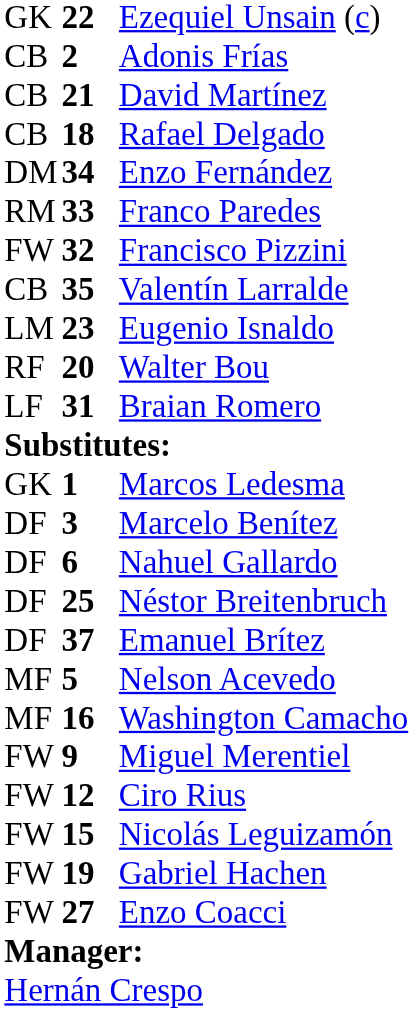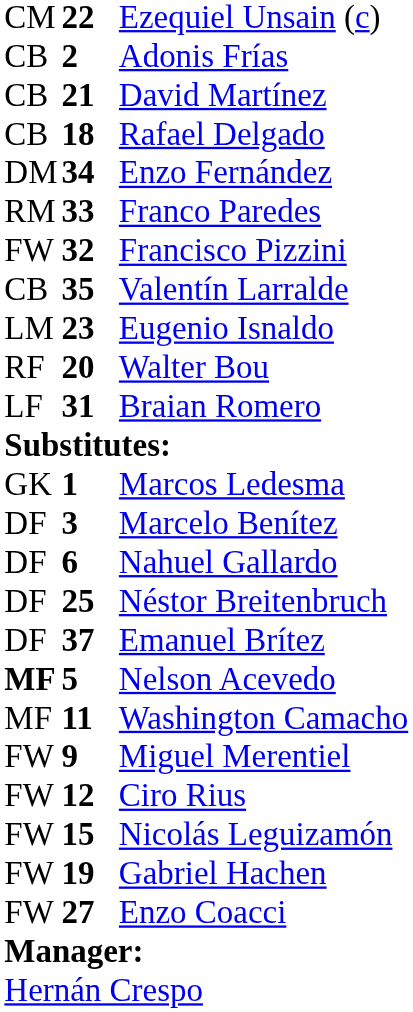(28, 16) GK -> (30, 16) CM
(28, 678) normal -> (30, 678) bold
(78, 717) 16 -> (77, 717) 11
